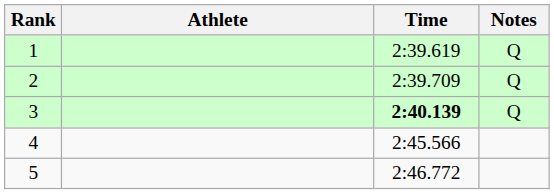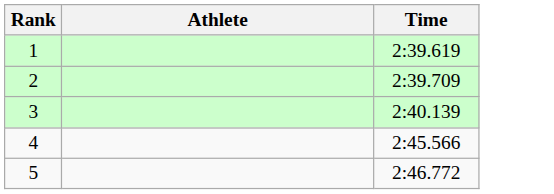- column: (514, 19)
(426, 111) bold -> (426, 111) normal
